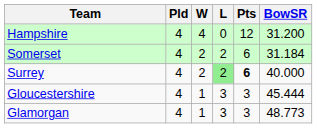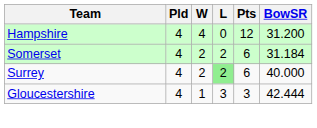(247, 73) bold -> (247, 73) normal
(285, 93) 45.444 -> (285, 93) 42.444
- row: (38, 113)
